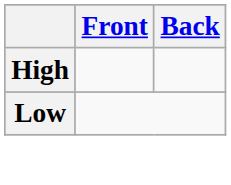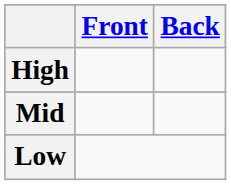+ row: (40, 112)
